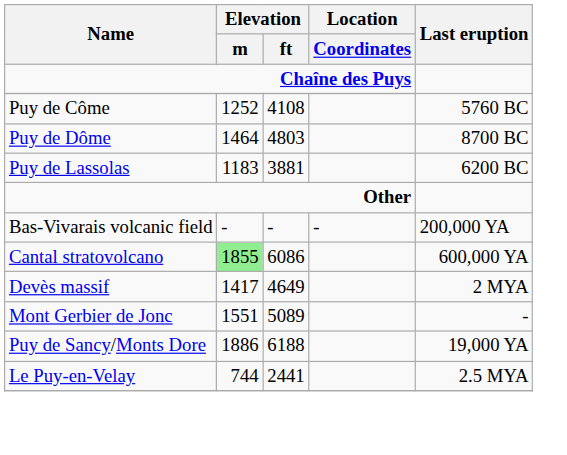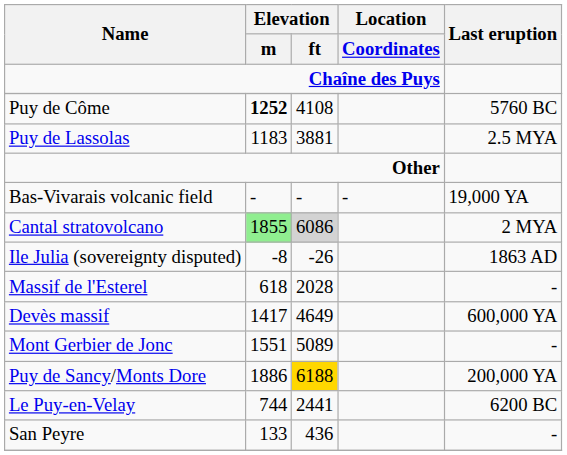(240, 108) normal -> (269, 108) bold
- row: (60, 138)
(495, 167) 6200 BC -> (522, 138) 2.5 MYA
(465, 227) 200,000 YA -> (489, 197) 19,000 YA
(286, 256) no background -> (315, 227) lightgrey background
(484, 256) 600,000 YA -> (529, 227) 2 MYA
+ row: (125, 256)
+ row: (78, 286)
(501, 286) 2 MYA -> (512, 316) 600,000 YA
(286, 345) no background -> (315, 375) gold background
(488, 345) 19,000 YA -> (512, 375) 200,000 YA
(494, 375) 2.5 MYA -> (524, 405) 6200 BC
+ row: (47, 434)
